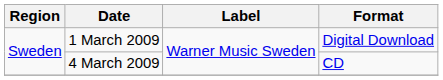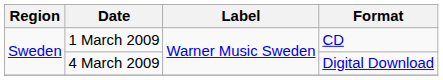(378, 39) Digital Download -> (333, 39) CD
(333, 63) CD -> (378, 63) Digital Download
